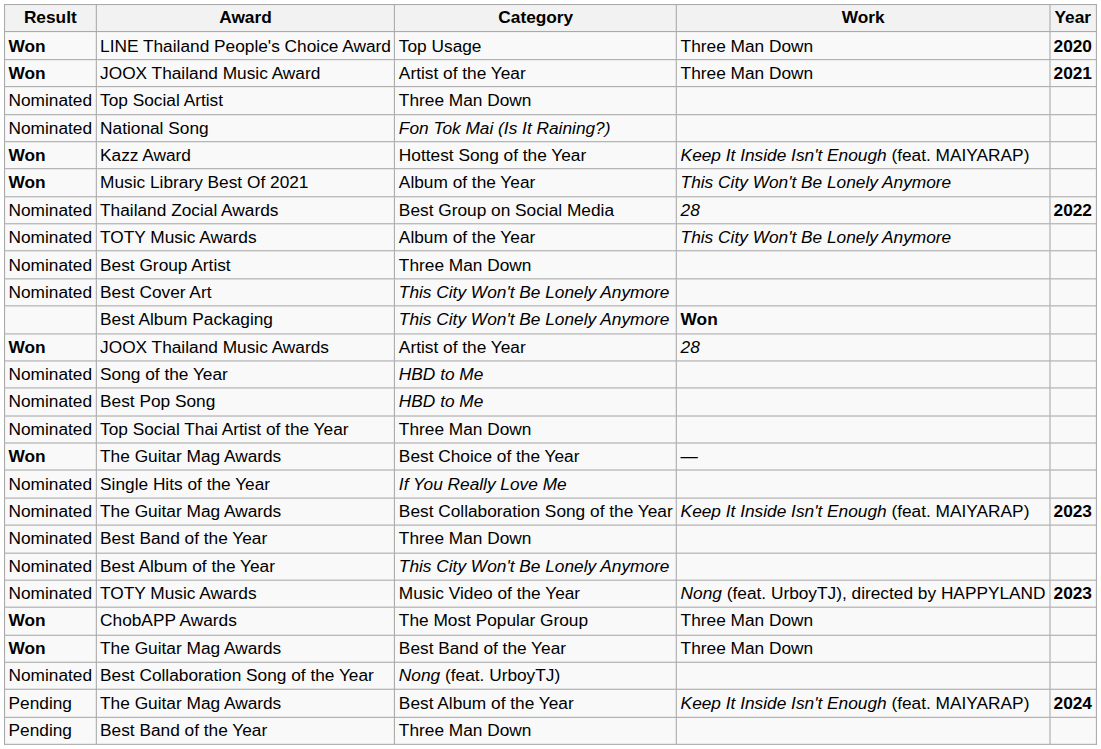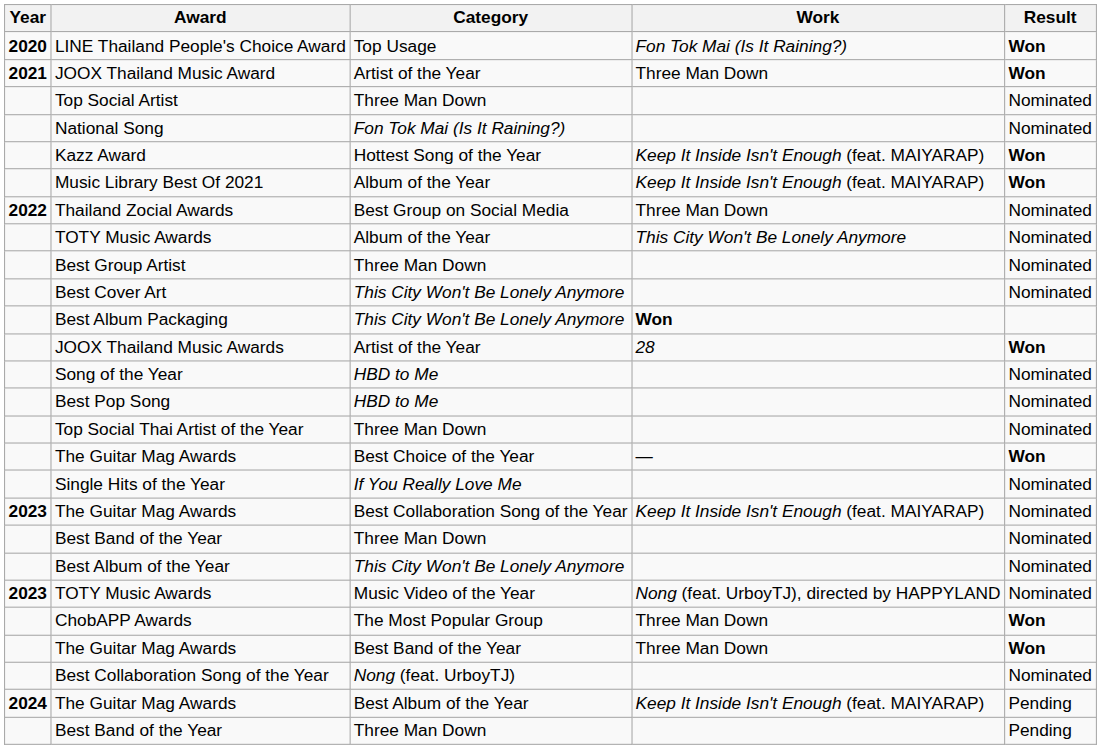columns swapped: (1073, 18) <-> (50, 18)
(747, 45) Three Man Down -> (741, 45) Fon Tok Mai (Is It Raining?)
(816, 182) This City Won't Be Lonely Anymore -> (810, 182) Keep It Inside Isn't Enough (feat. MAIYARAP)
(690, 210) 28 -> (702, 210) Three Man Down
